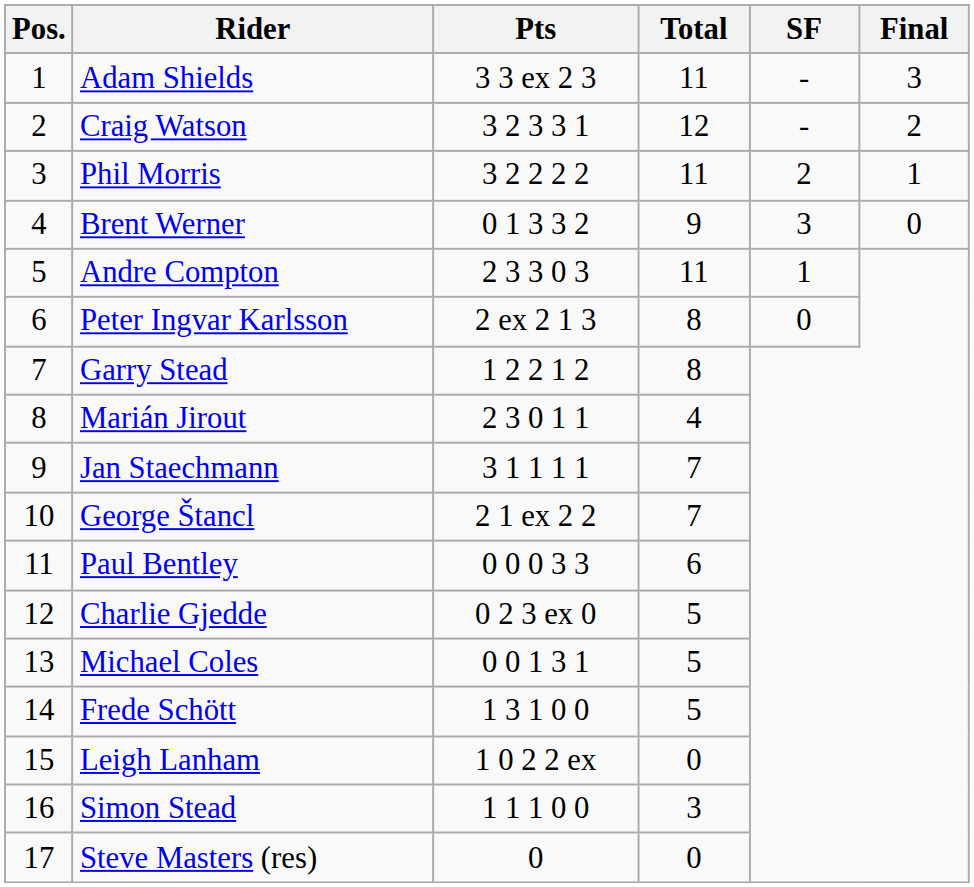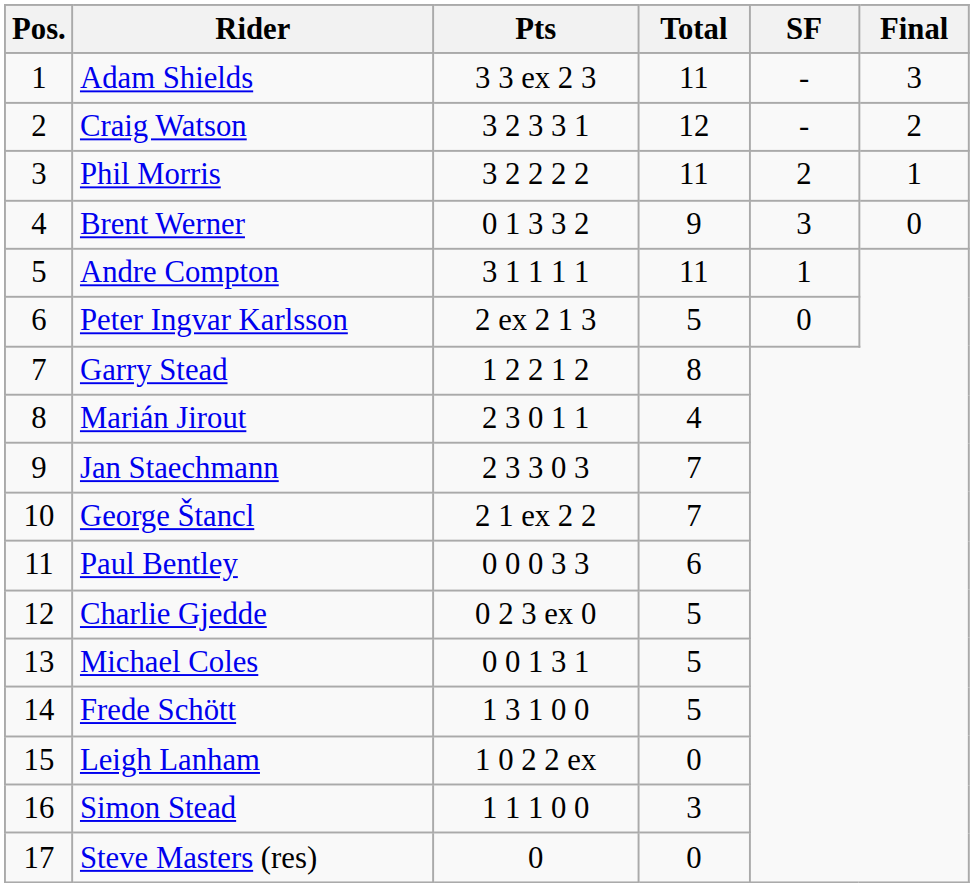(536, 272) 2 3 3 0 3 -> (536, 272) 3 1 1 1 1
(694, 321) 8 -> (694, 321) 5
(536, 467) 3 1 1 1 1 -> (536, 467) 2 3 3 0 3
